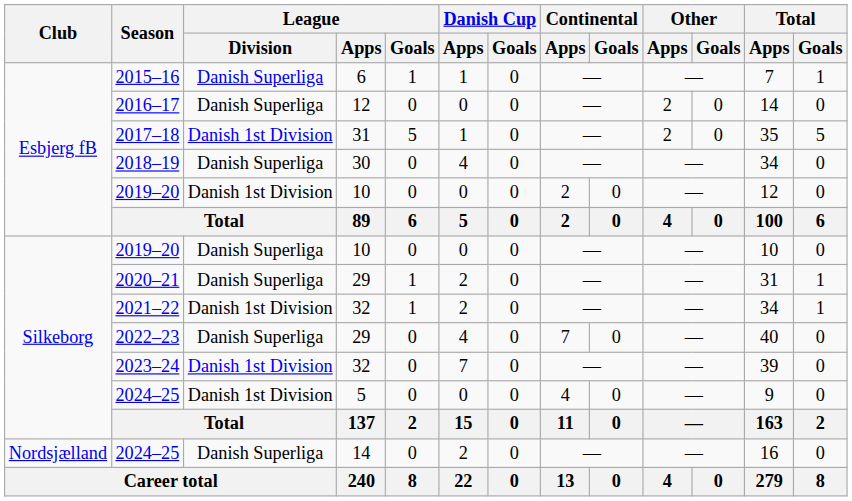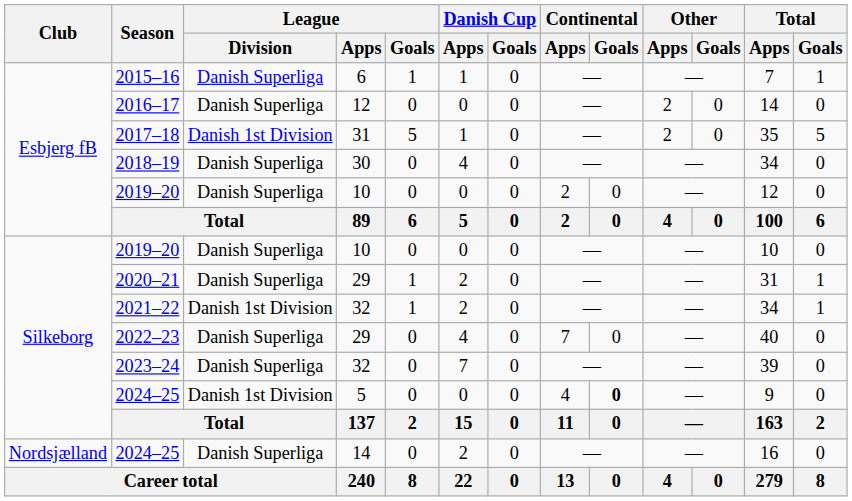(260, 192) Danish 1st Division -> (260, 192) Danish Superliga
(260, 366) Danish 1st Division -> (260, 366) Danish Superliga
(616, 395) normal -> (616, 395) bold
